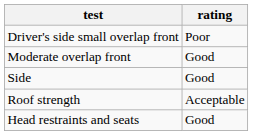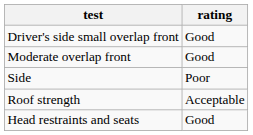(197, 36) Poor -> (200, 36) Good
(200, 78) Good -> (197, 78) Poor
